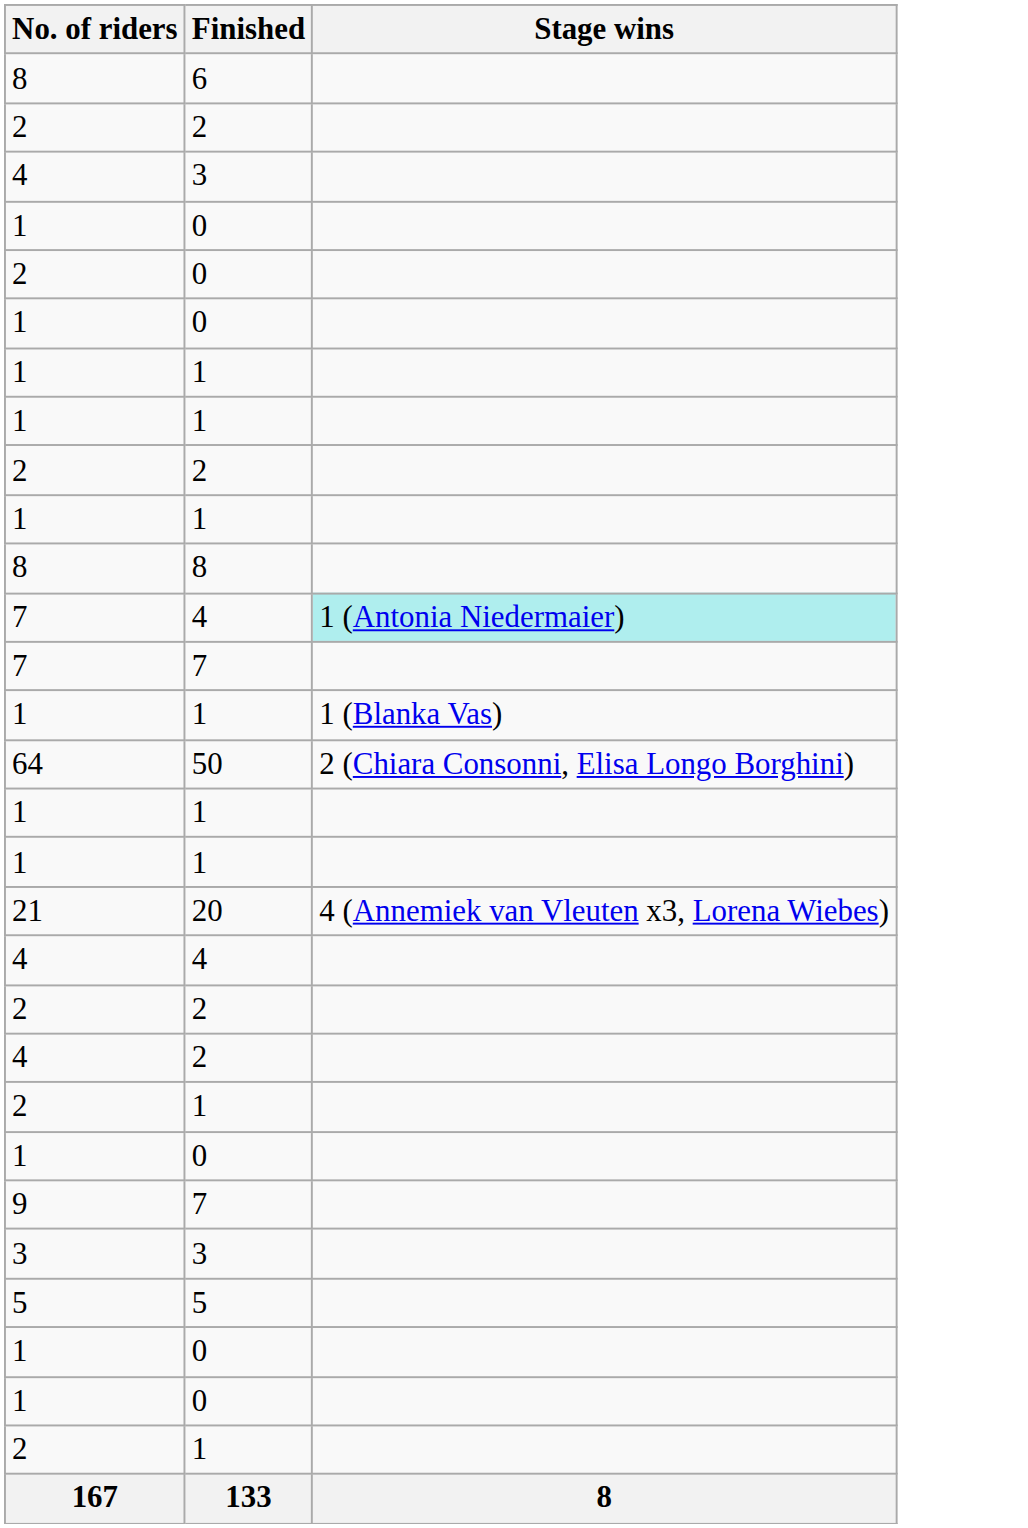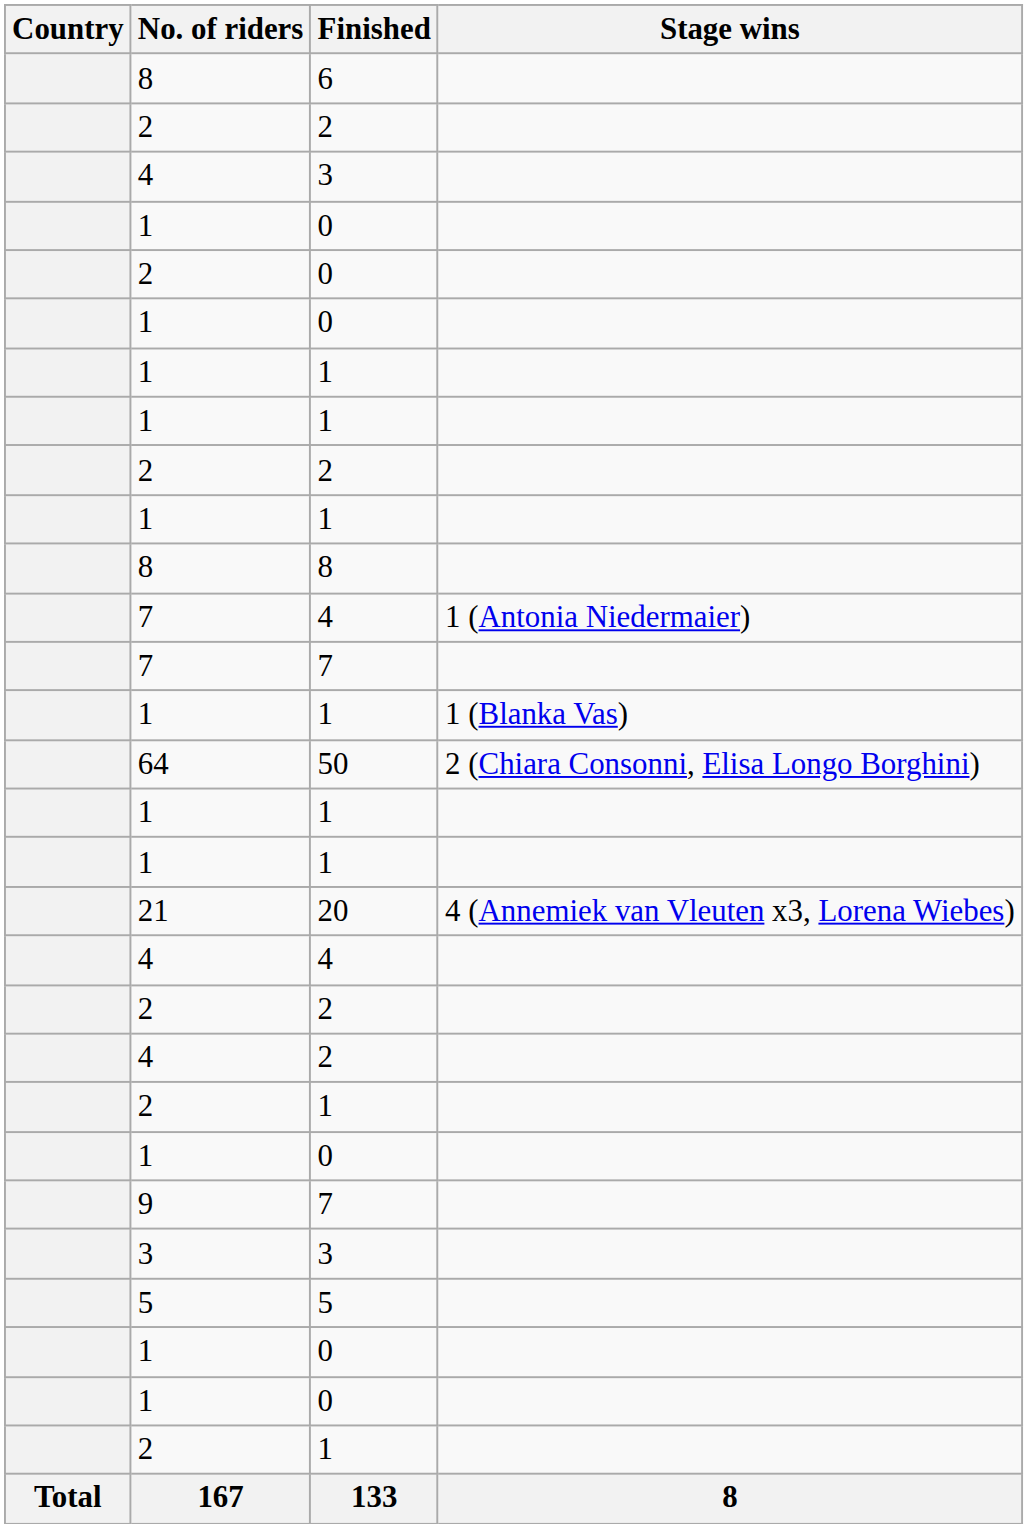+ column: (68, 28)
(472, 616) paleturquoise background -> (598, 616) no background
